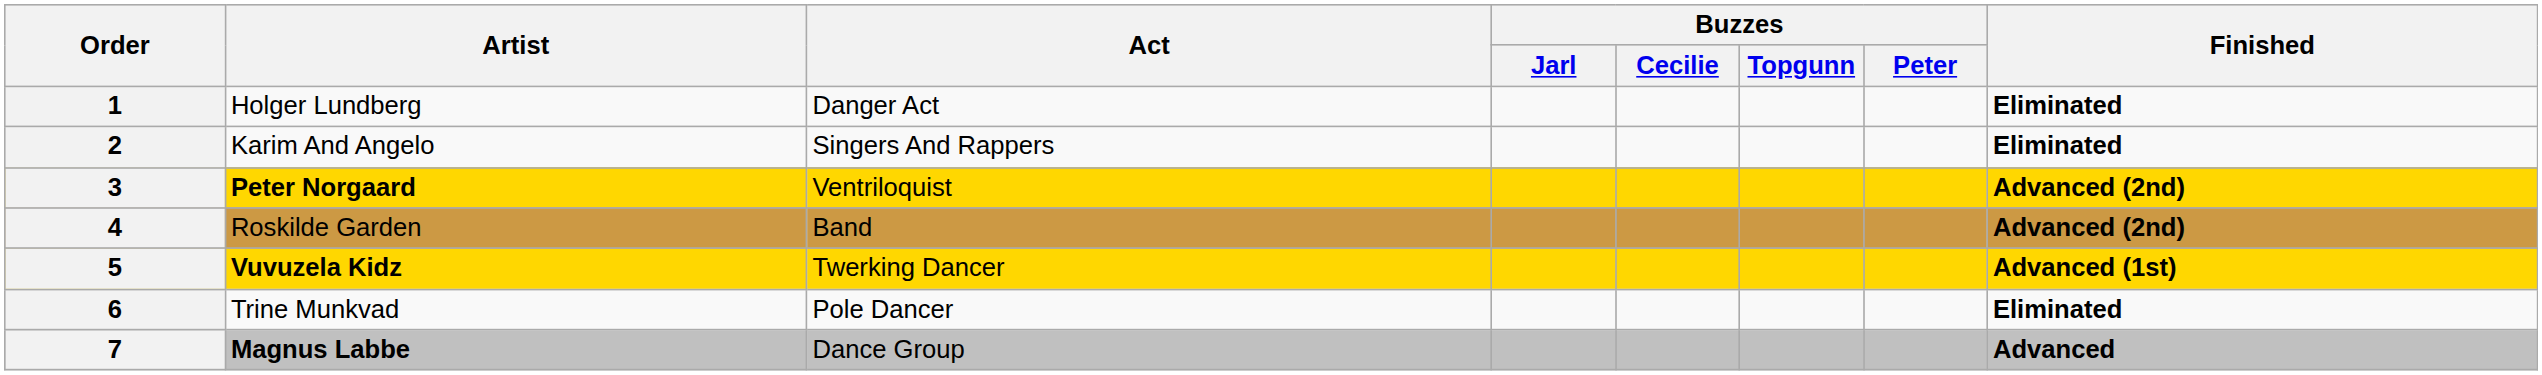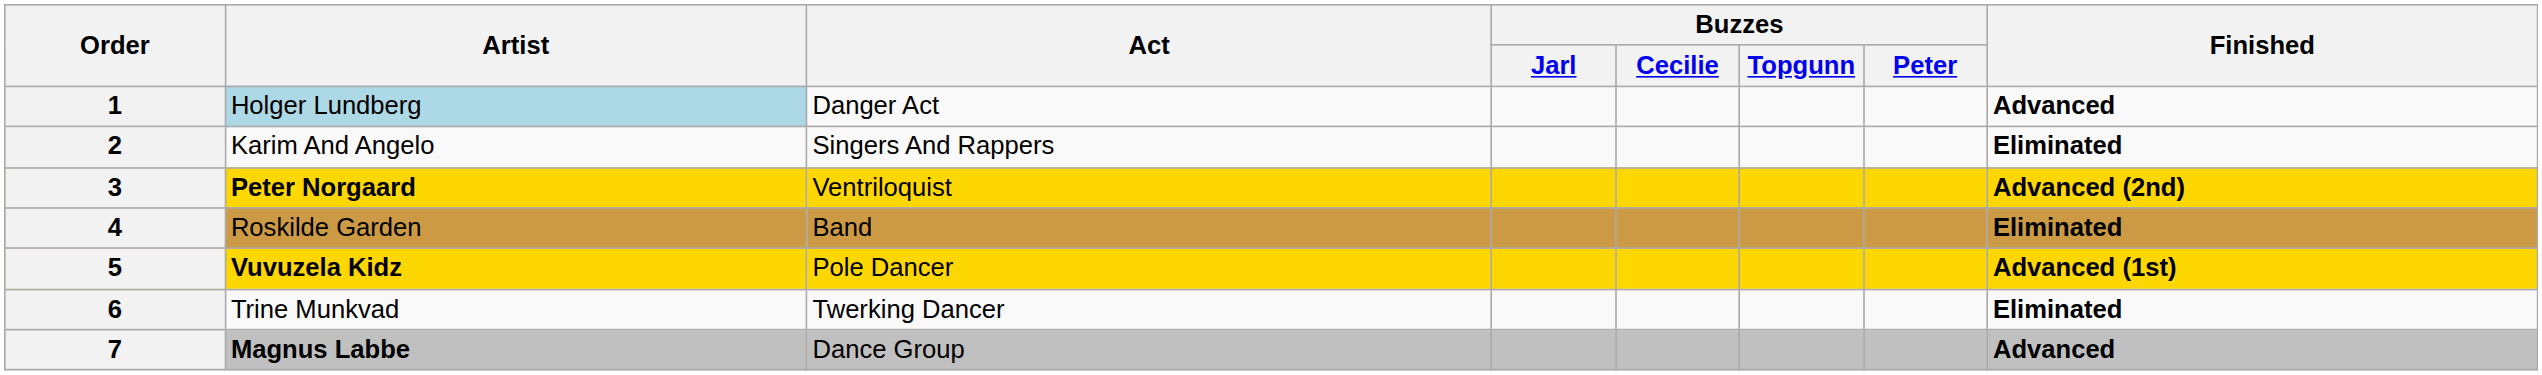(326, 106) no background -> (326, 106) lightblue background
(2058, 106) Eliminated -> (2054, 106) Advanced
(2089, 227) Advanced (2nd) -> (2058, 227) Eliminated
(908, 268) Twerking Dancer -> (883, 268) Pole Dancer
(883, 308) Pole Dancer -> (908, 308) Twerking Dancer
